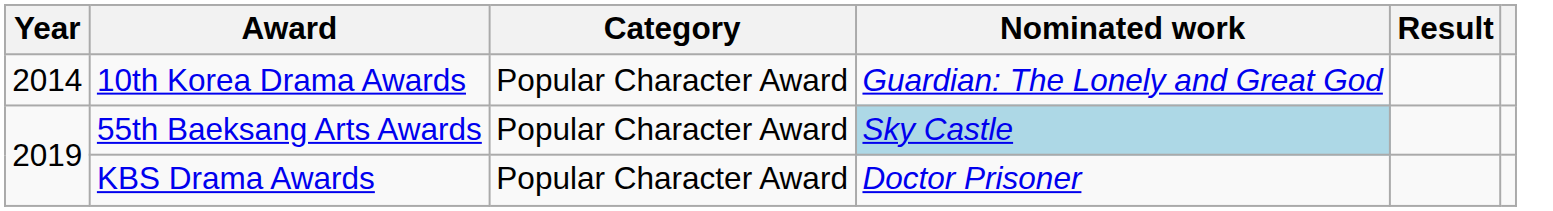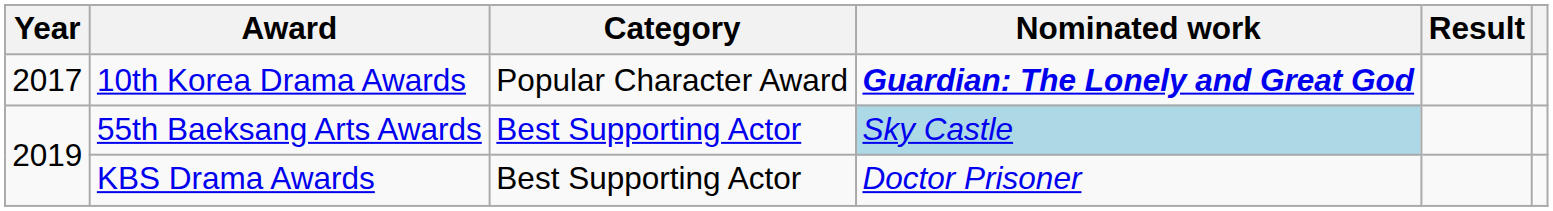(47, 79) 2014 -> (47, 79) 2017
(1123, 79) normal -> (1138, 79) bold
(672, 129) Popular Character Award -> (649, 129) Best Supporting Actor
(672, 179) Popular Character Award -> (649, 179) Best Supporting Actor
